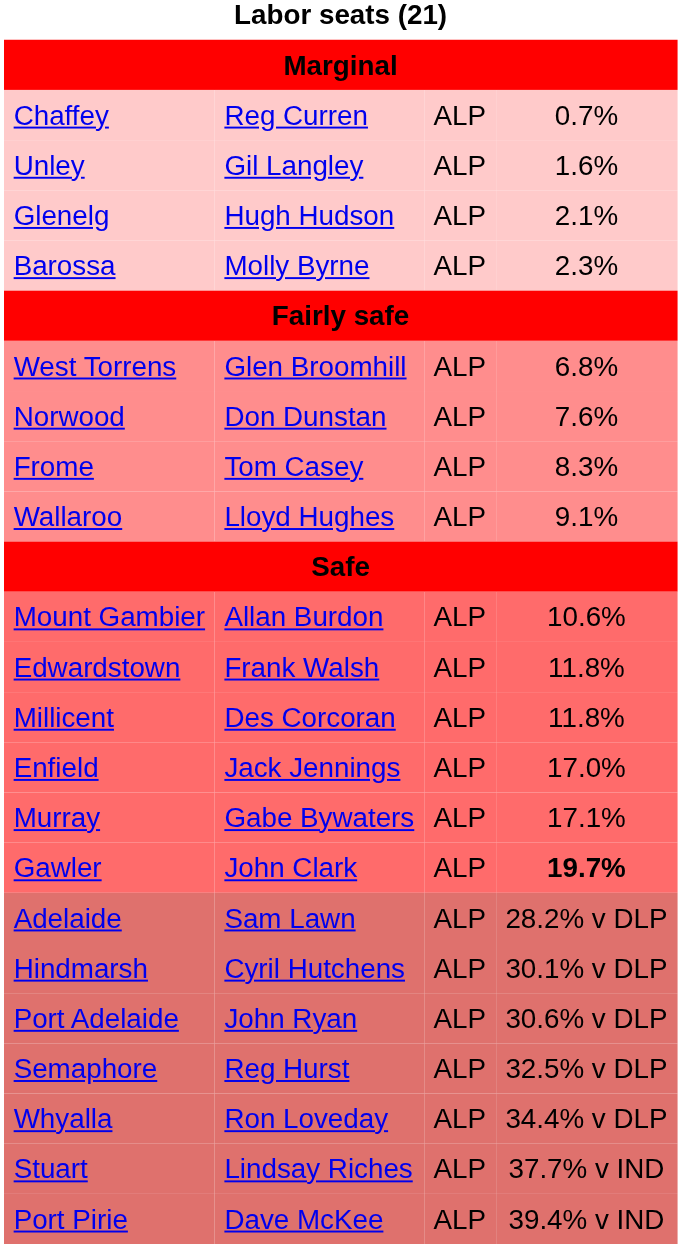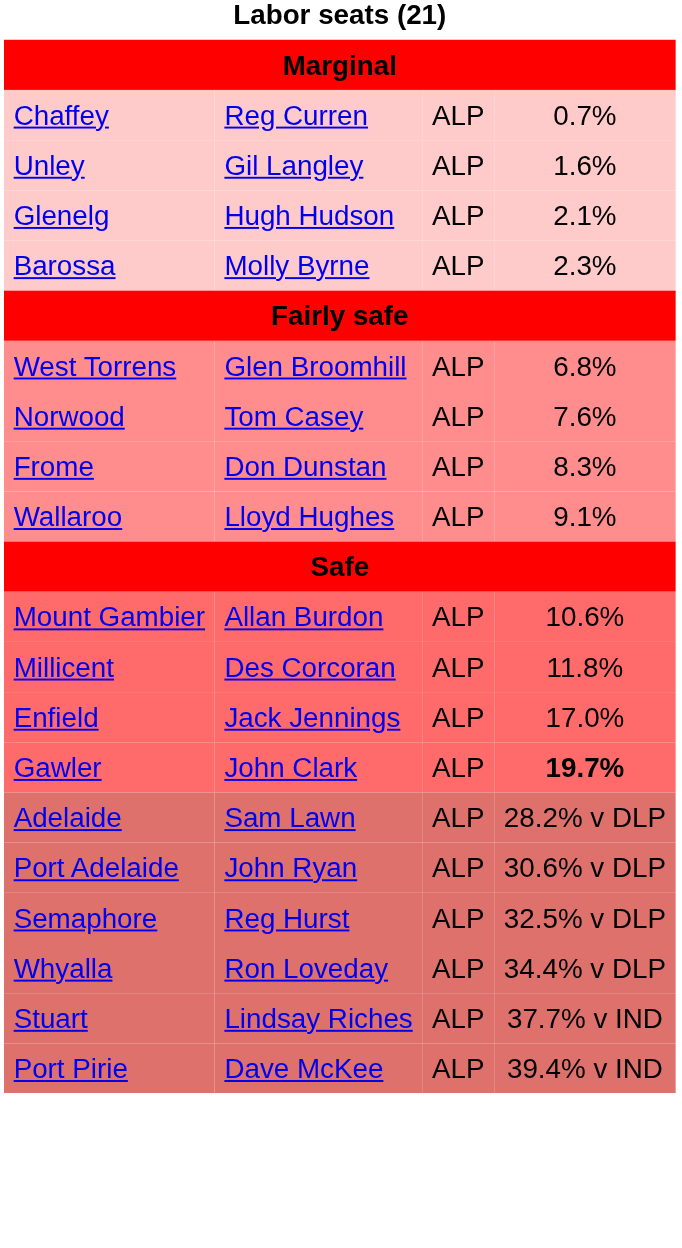(305, 416) Don Dunstan -> (294, 416) Tom Casey
(294, 466) Tom Casey -> (305, 466) Don Dunstan
- row: (97, 667)
- row: (57, 817)
- row: (81, 968)
